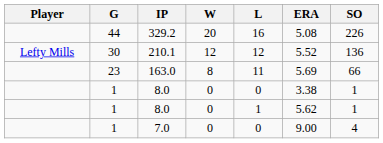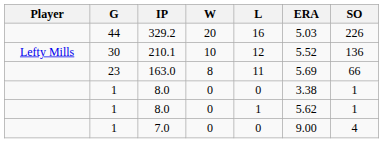(306, 33) 5.08 -> (306, 33) 5.03
(210, 52) 12 -> (210, 52) 10
